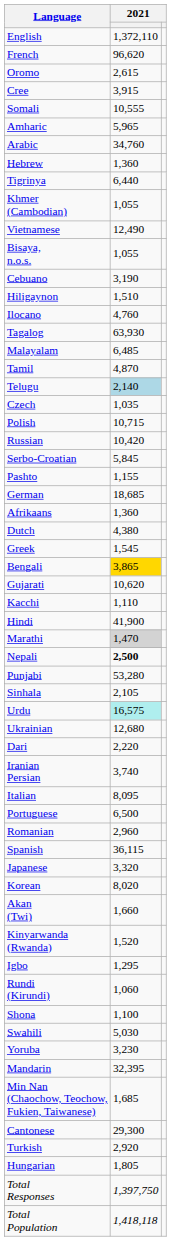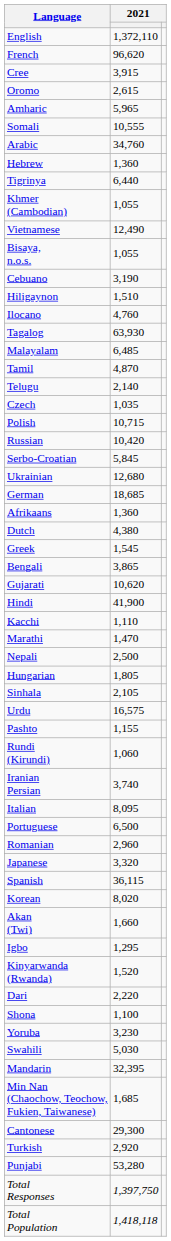rows swapped: (18, 90) <-> (23, 72)
rows swapped: (23, 108) <-> (27, 126)
(126, 386) lightblue background -> (126, 386) no background
rows swapped: (30, 728) <-> (22, 476)
(126, 566) gold background -> (126, 566) no background
rows swapped: (20, 620) <-> (23, 602)
(126, 638) lightgrey background -> (126, 638) no background
(126, 656) bold -> (126, 656) normal
rows swapped: (24, 674) <-> (31, 1165)
(129, 710) paleturquoise background -> (129, 710) no background
rows swapped: (17, 746) <-> (28, 989)
rows swapped: (25, 849) <-> (27, 867)
rows swapped: (17, 965) <-> (38, 941)
rows swapped: (24, 1032) <-> (23, 1050)
